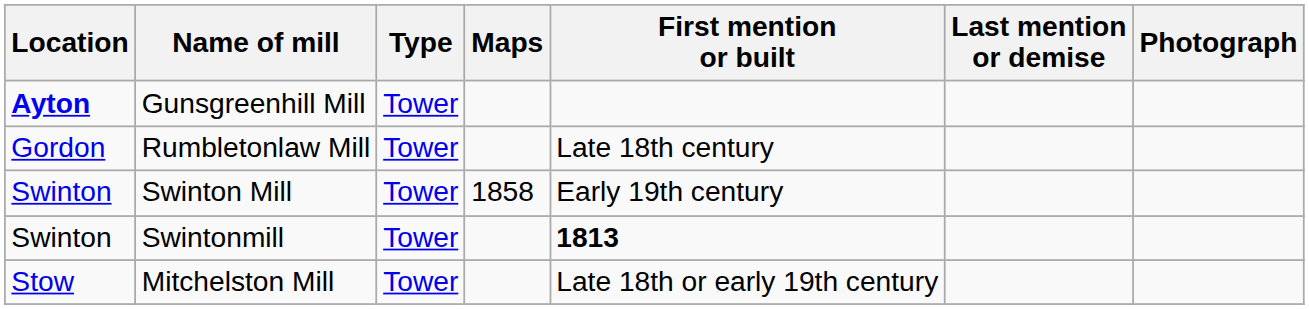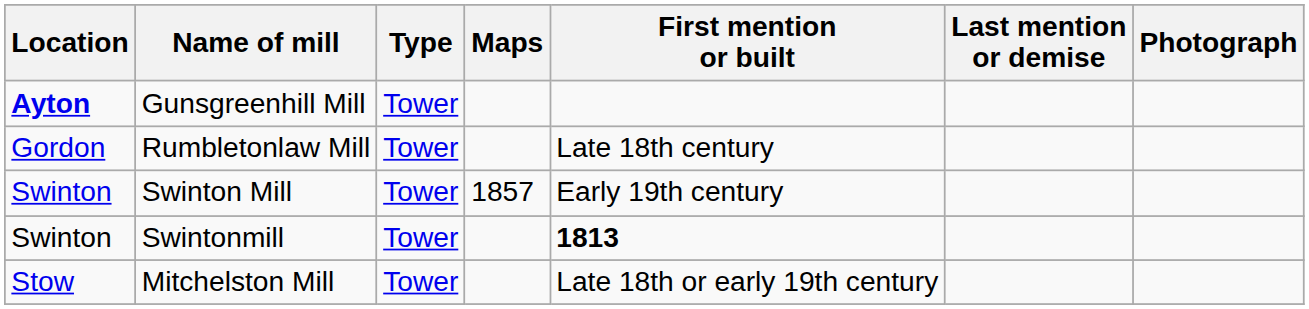(503, 192) 1858 -> (503, 192) 1857
